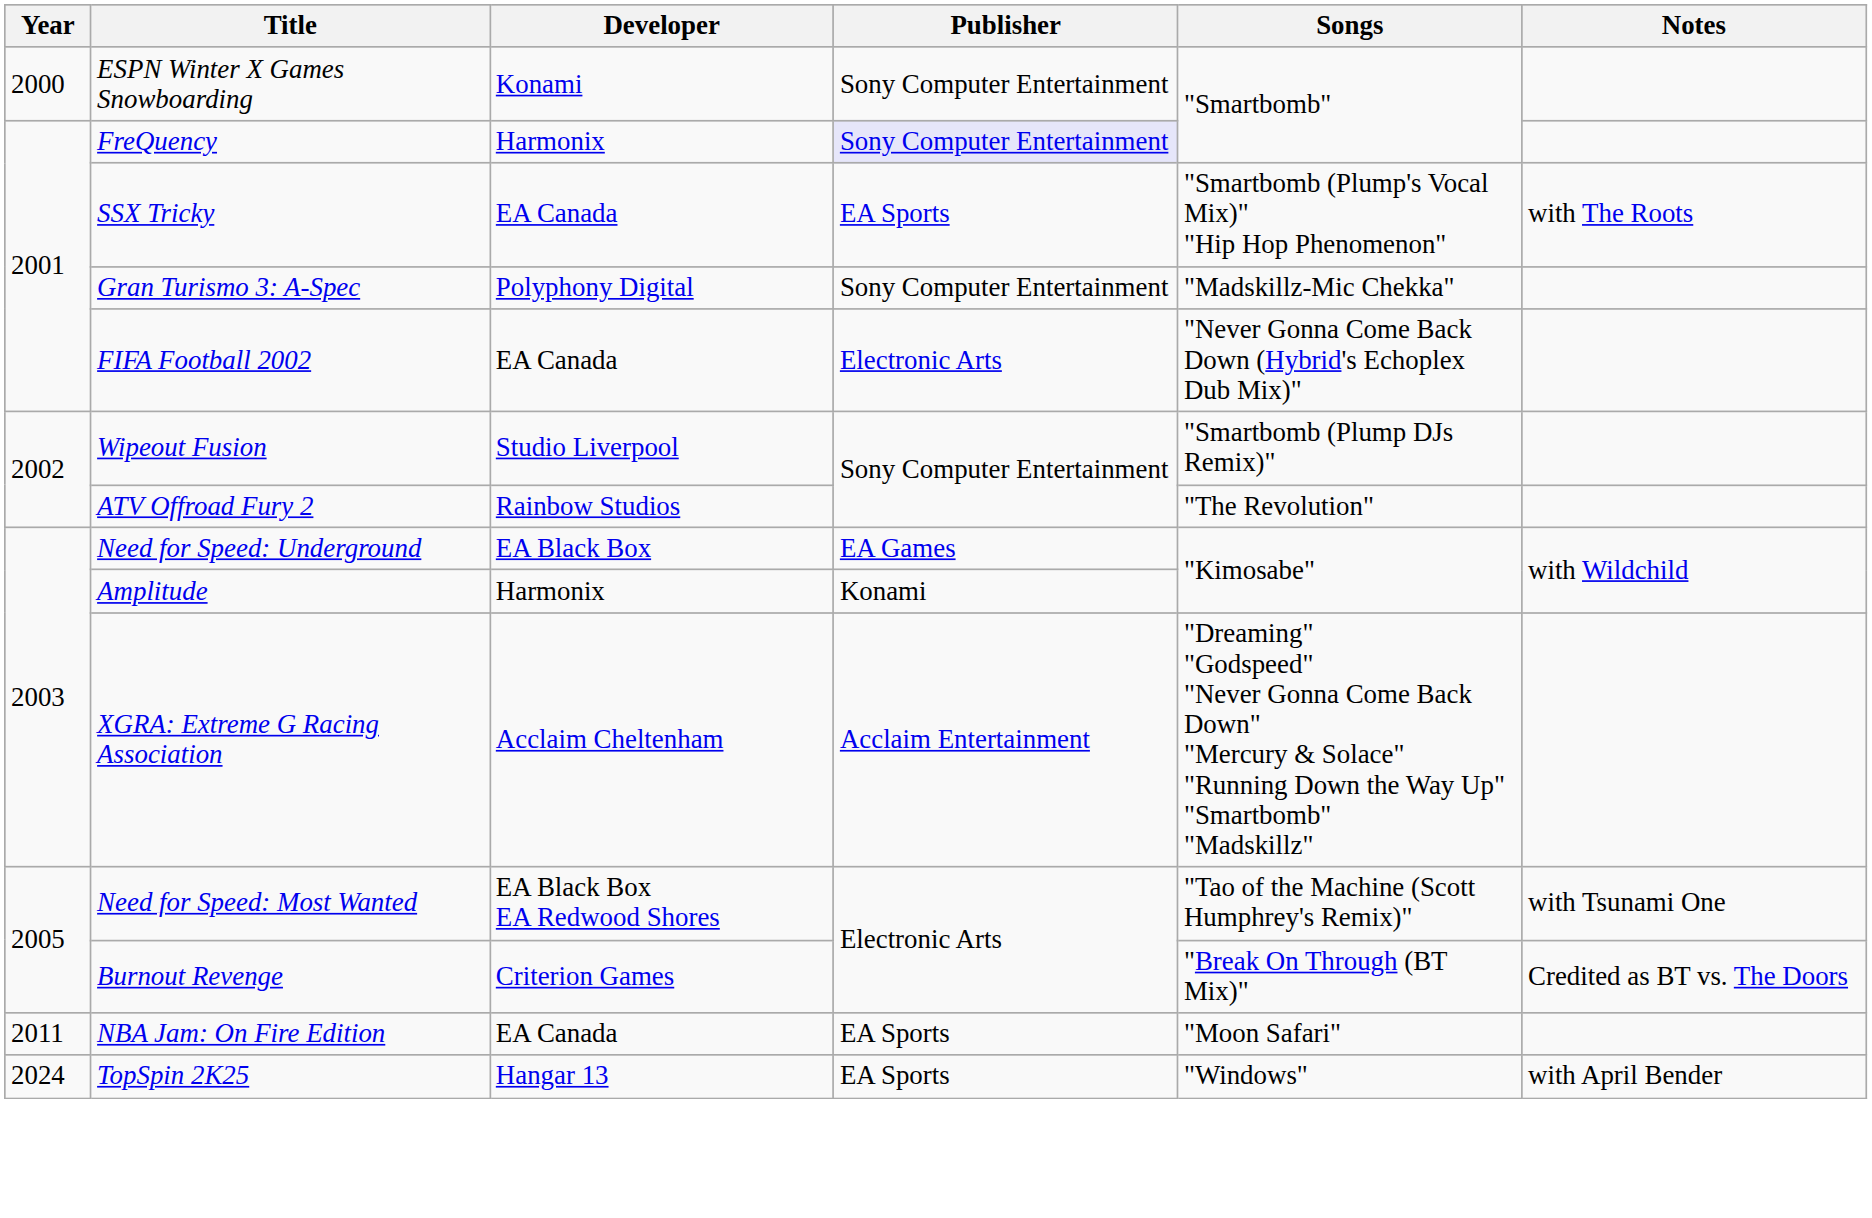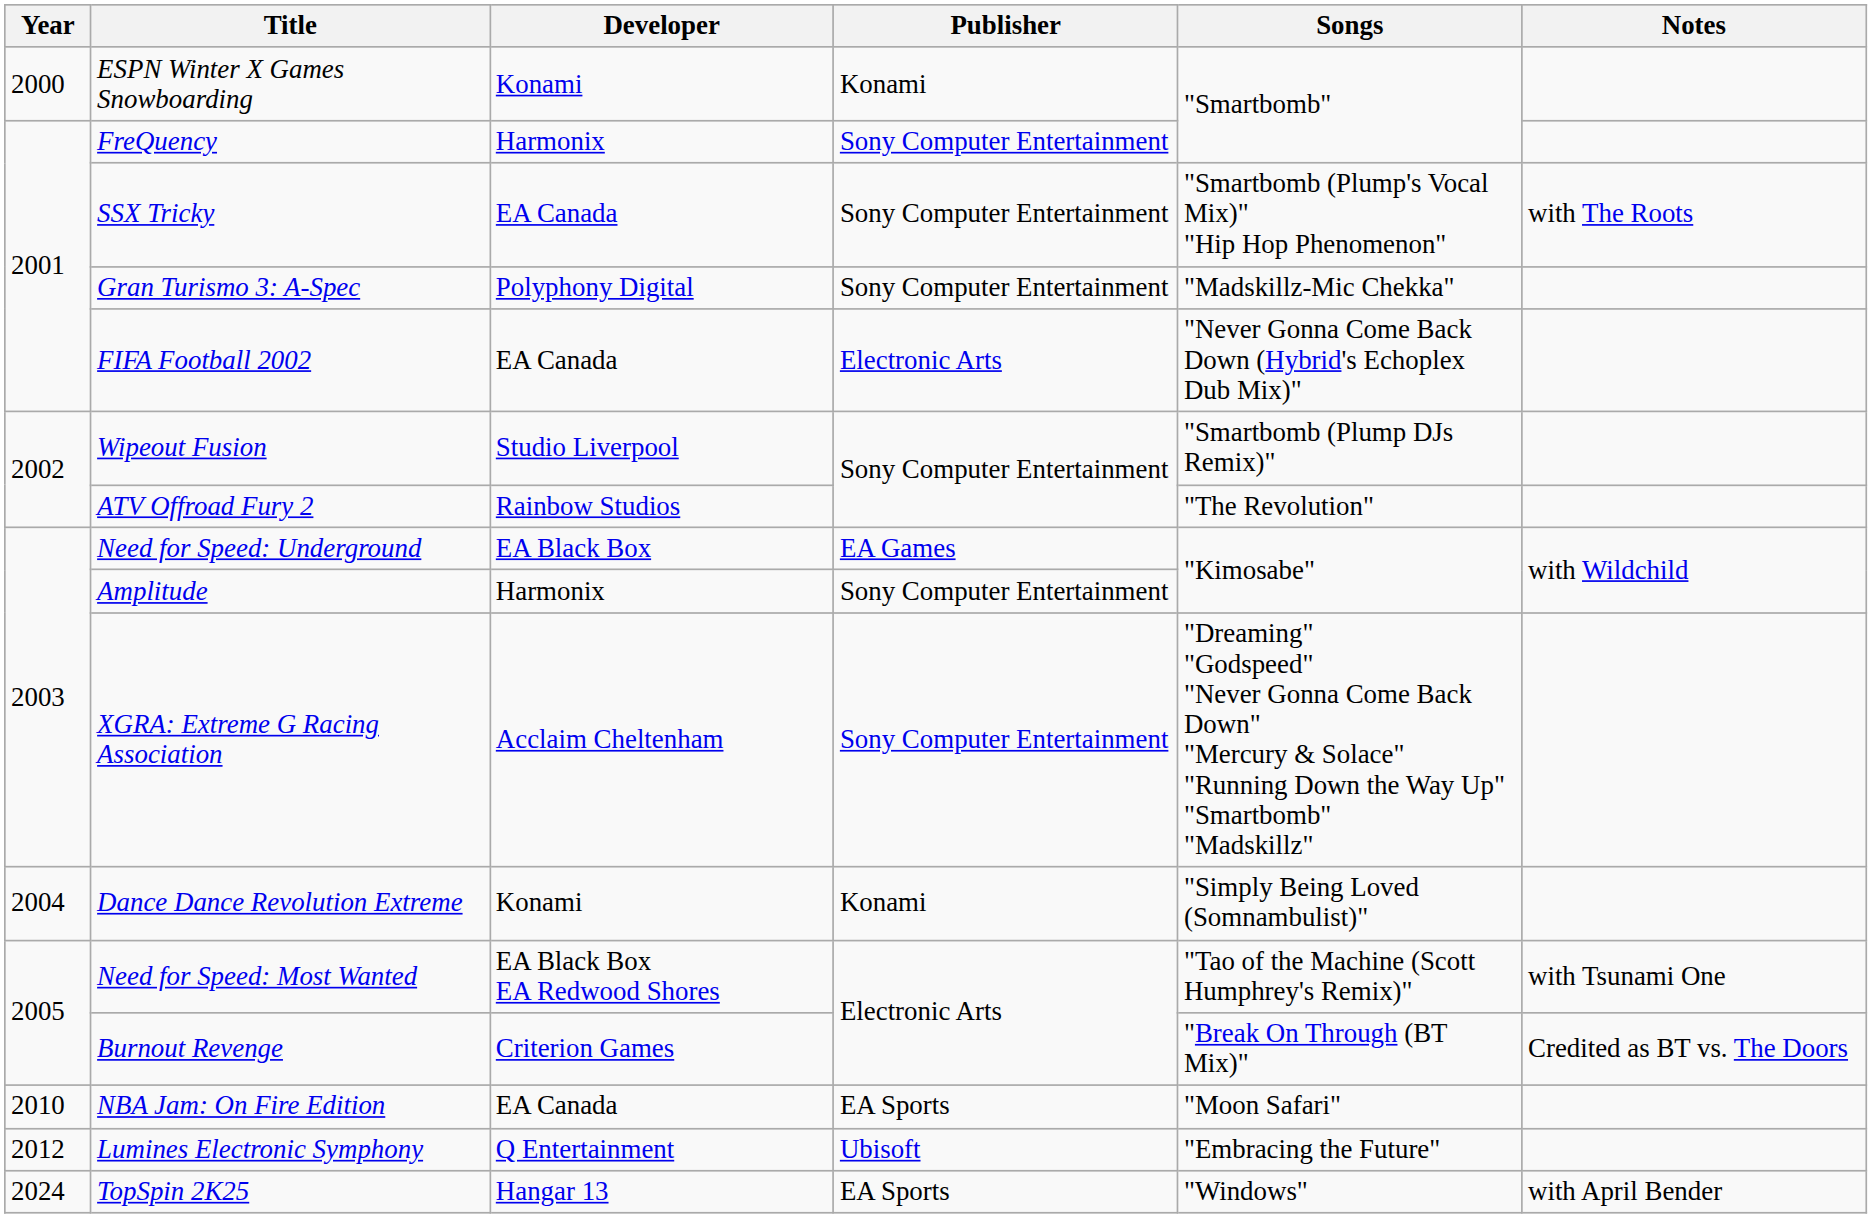(1004, 83) Sony Computer Entertainment -> (883, 83) Konami
(1004, 141) lavender background -> (1004, 141) no background
(895, 214) EA Sports -> (1004, 214) Sony Computer Entertainment
(883, 590) Konami -> (1004, 590) Sony Computer Entertainment
(965, 739) Acclaim Entertainment -> (1004, 739) Sony Computer Entertainment
+ row: (280, 902)
(37, 1033) 2011 -> (38, 1106) 2010
+ row: (260, 1149)
